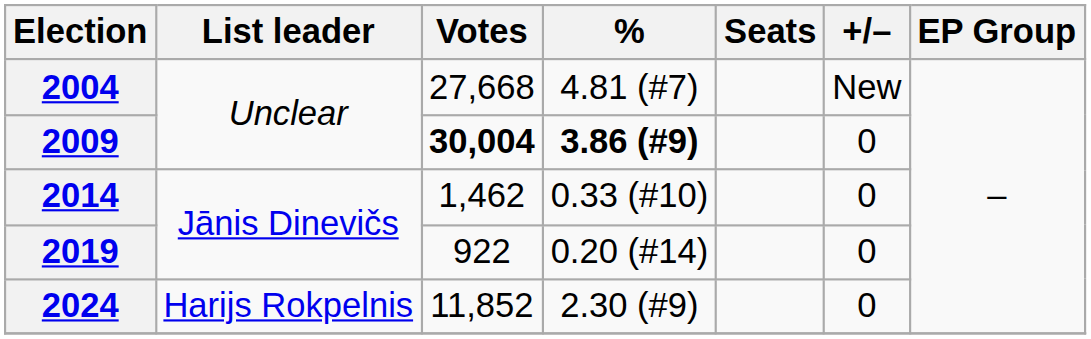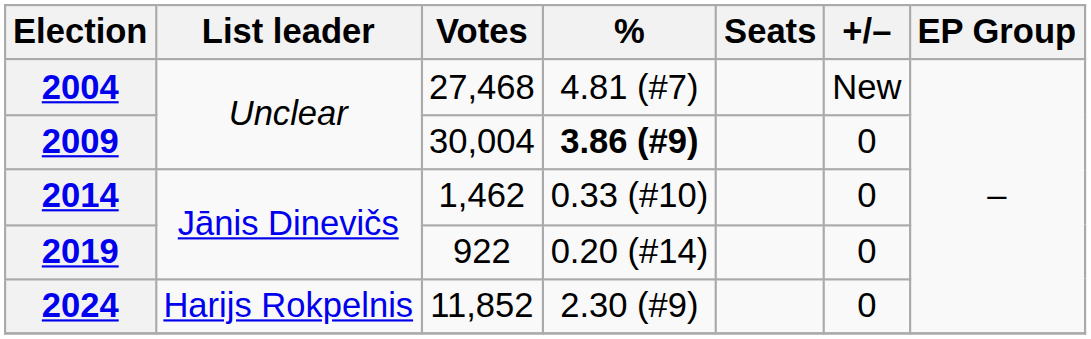(482, 86) 27,668 -> (482, 86) 27,468
(482, 141) bold -> (482, 141) normal
